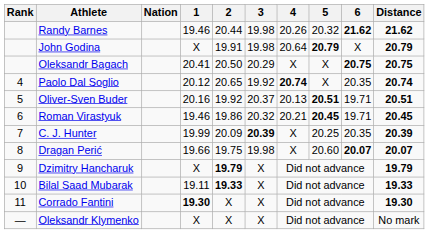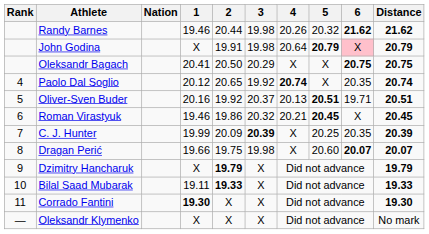(358, 47) no background -> (358, 47) pink background
(358, 116) 19.71 -> (358, 116) X
